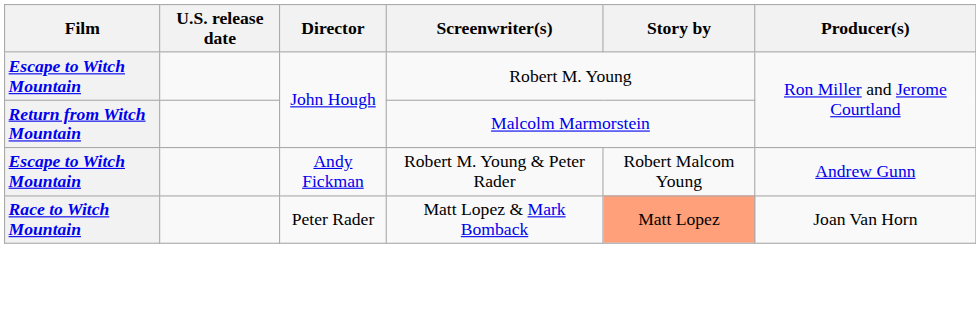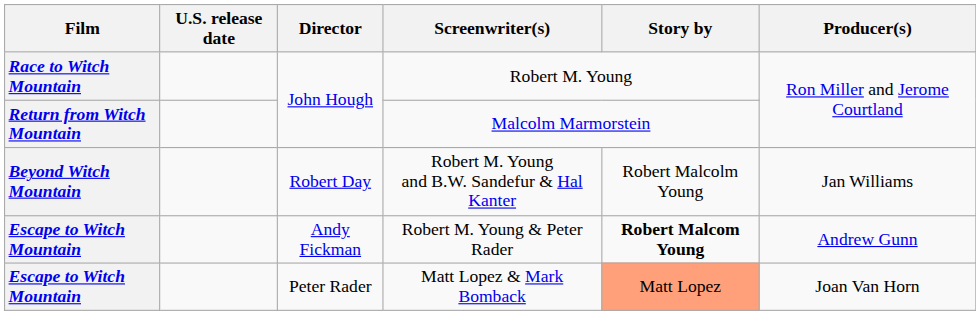(67, 76) Escape to Witch Mountain -> (59, 76) Race to Witch Mountain
+ row: (492, 181)
(679, 171) normal -> (680, 239) bold
(59, 219) Race to Witch Mountain -> (67, 286) Escape to Witch Mountain
